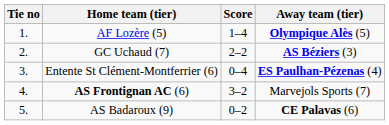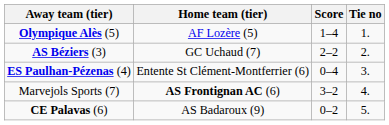columns swapped: (23, 14) <-> (320, 14)
